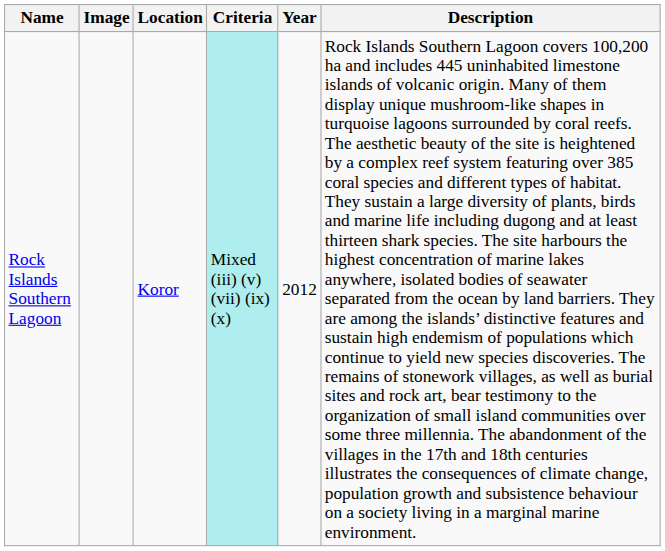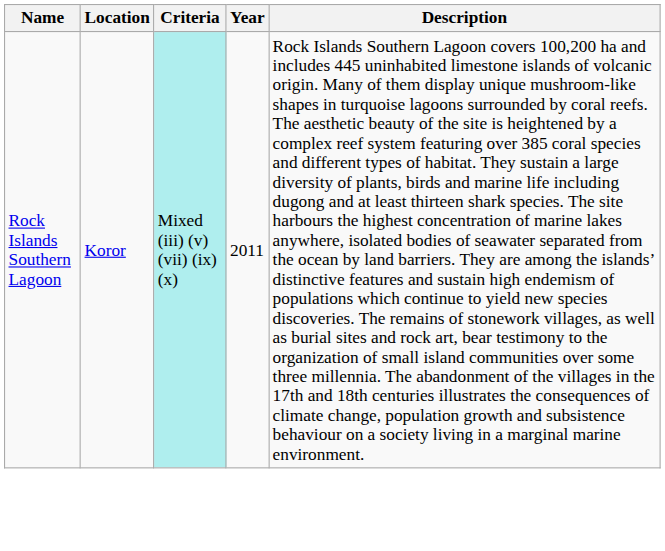- column: (107, 18)
(299, 288) 2012 -> (247, 249) 2011
